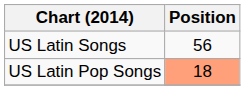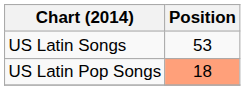(202, 44) 56 -> (202, 44) 53
